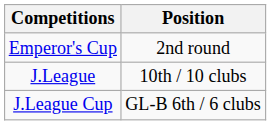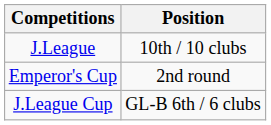rows swapped: (63, 76) <-> (63, 47)
